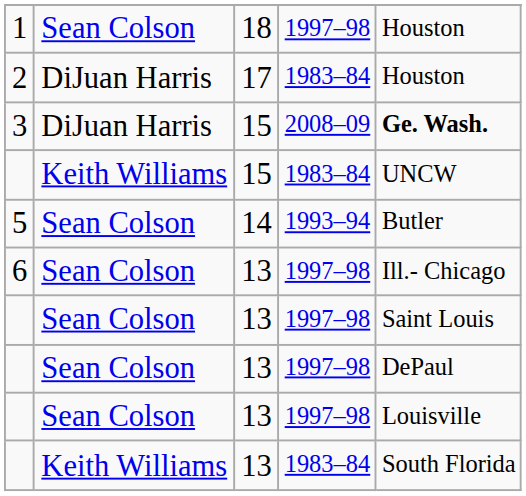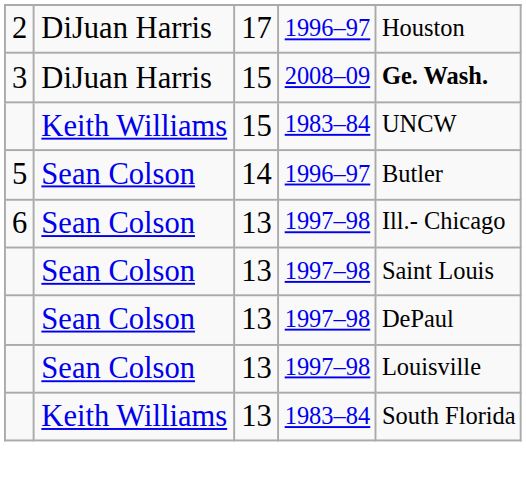- row: (20, 28)
(327, 77) 1983–84 -> (327, 28) 1996–97
(327, 222) 1993–94 -> (327, 174) 1996–97
